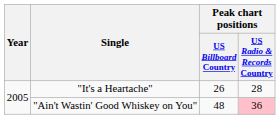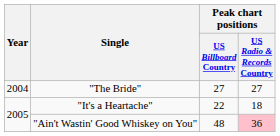+ row: (115, 89)
(219, 89) 26 -> (219, 106) 22
(257, 89) 28 -> (257, 106) 18
